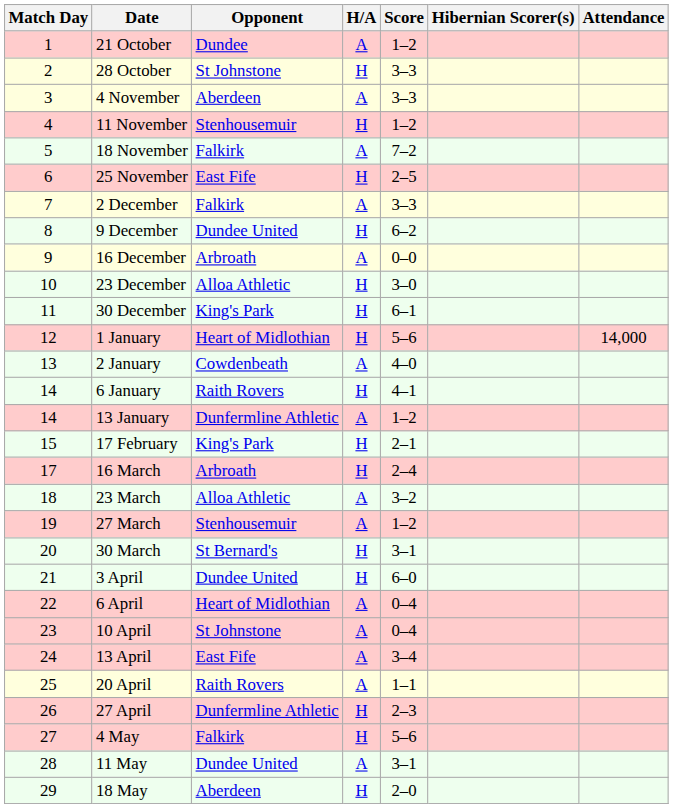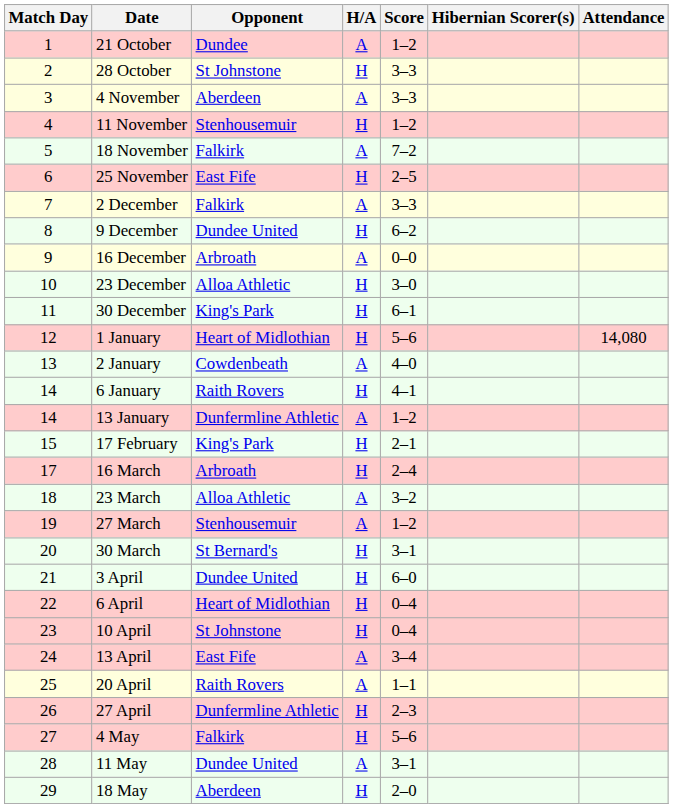(623, 337) 14,000 -> (623, 337) 14,080
(361, 603) A -> (361, 603) H
(361, 630) A -> (361, 630) H
